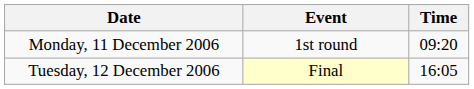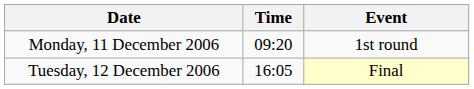columns swapped: (439, 17) <-> (326, 17)
